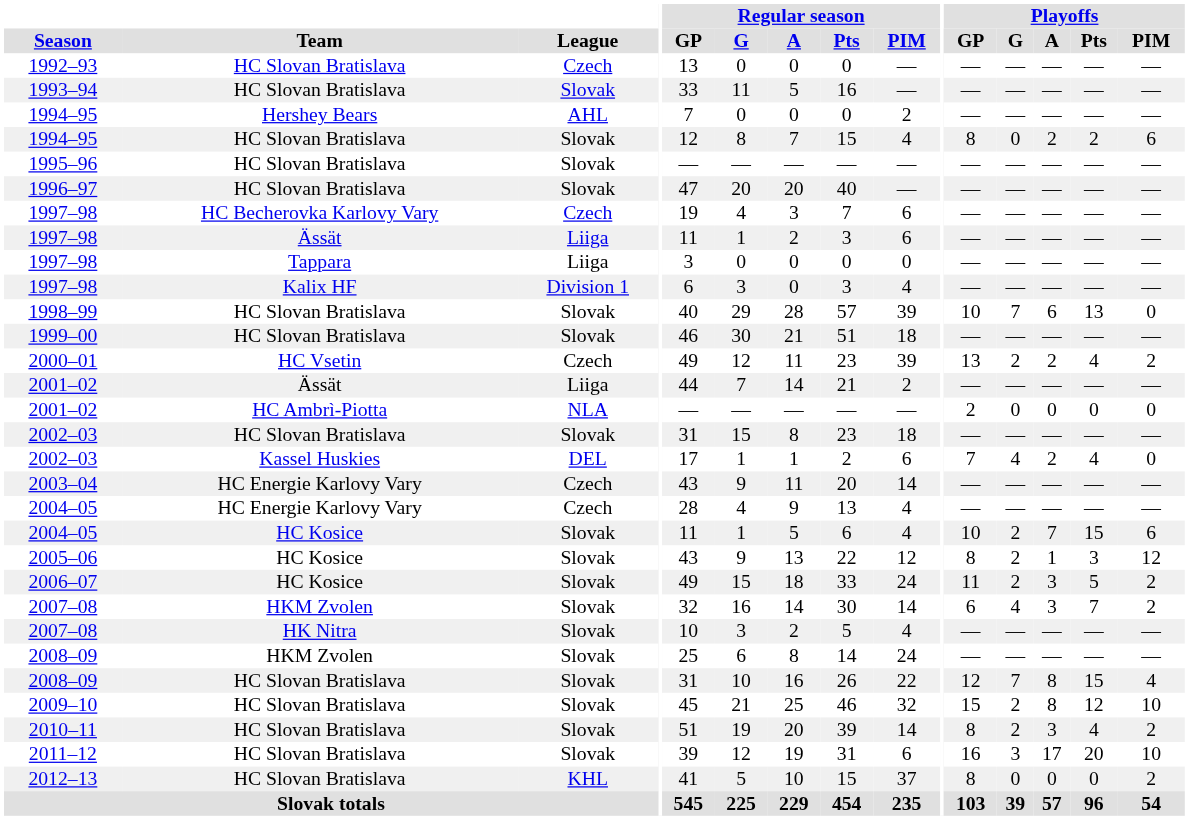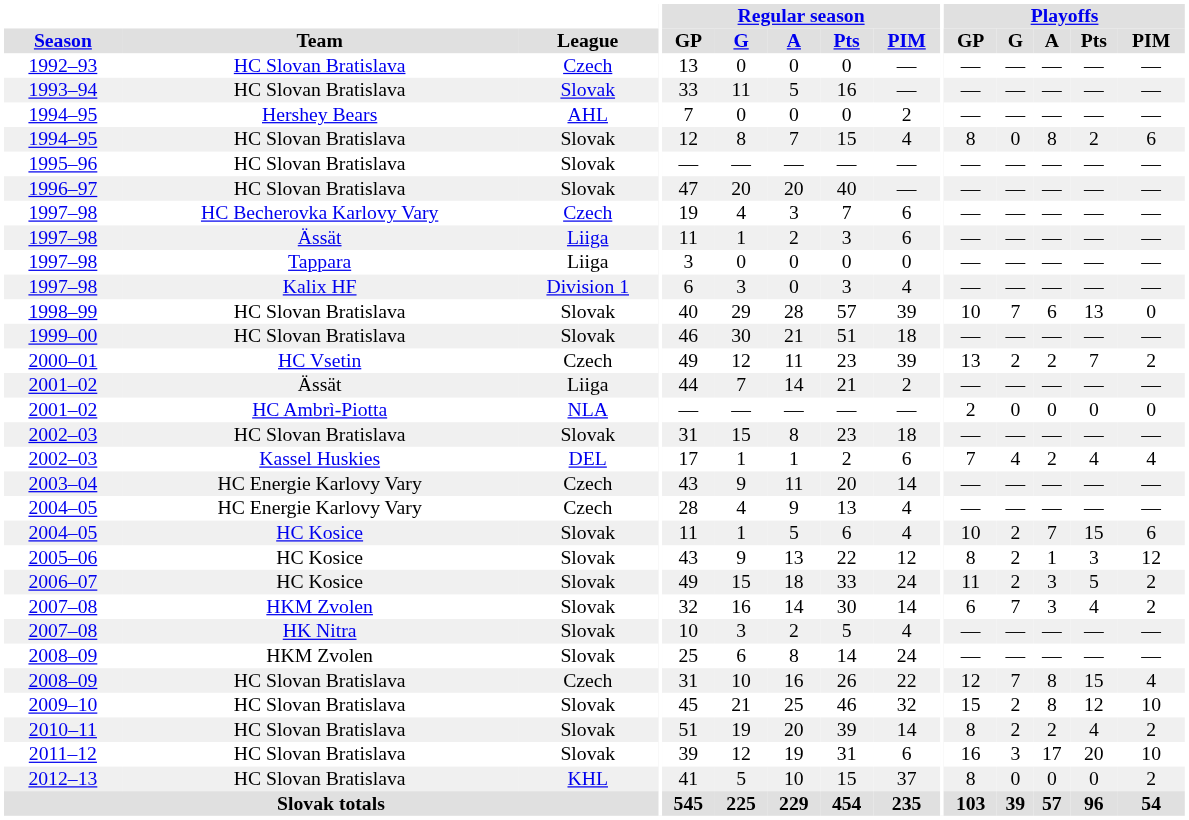(1052, 139) 2 -> (1052, 139) 8
(1094, 360) 4 -> (1094, 360) 7
(1151, 458) 0 -> (1151, 458) 4
(1015, 606) 4 -> (1015, 606) 7
(1094, 606) 7 -> (1094, 606) 4
(588, 680) Slovak -> (588, 680) Czech
(1052, 729) 3 -> (1052, 729) 2
